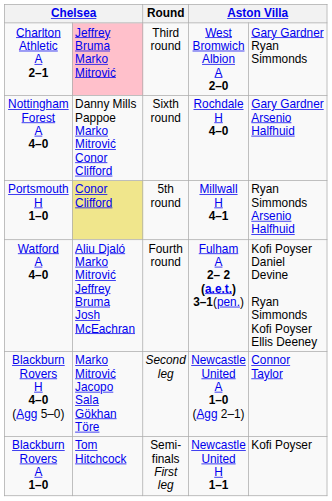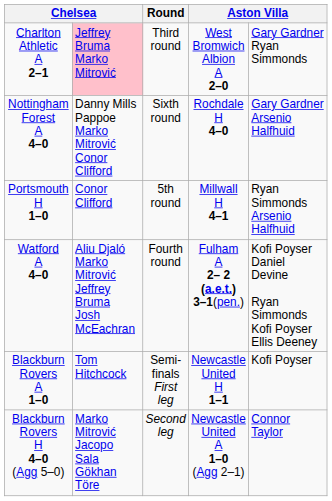(94, 196) khaki background -> (94, 196) no background
rows swapped: (38, 466) <-> (38, 387)
